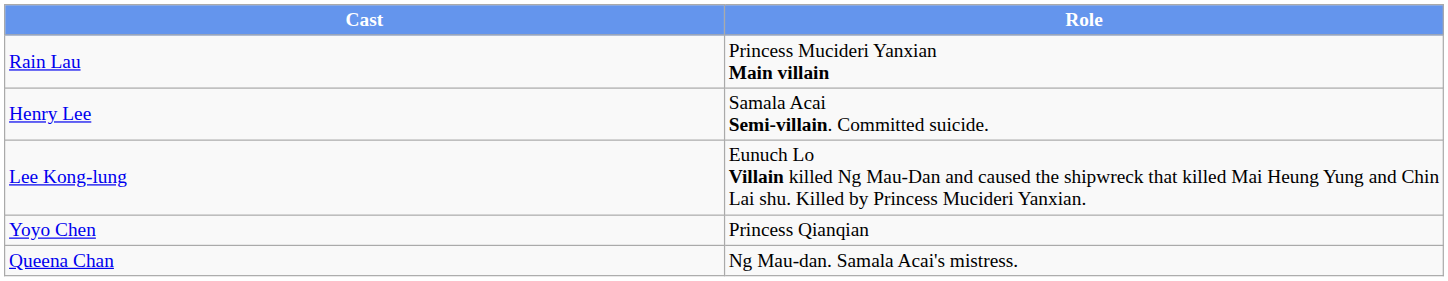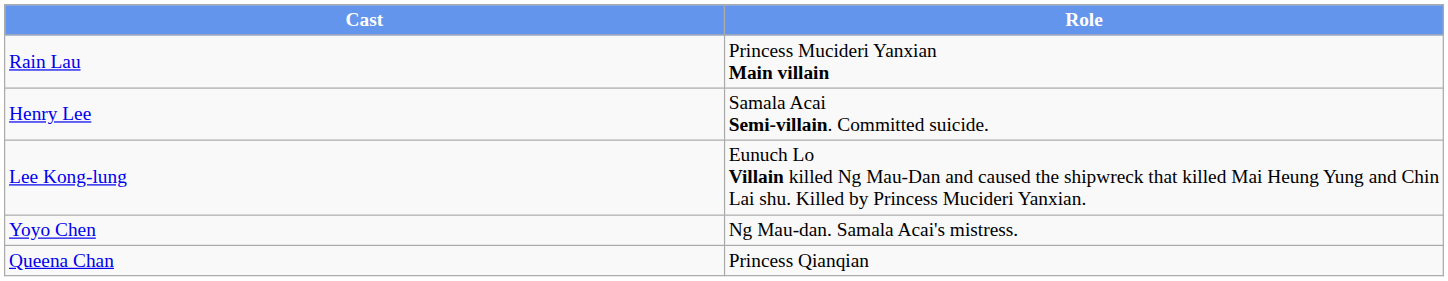(799, 229) Princess Qianqian -> (873, 229) Ng Mau-dan. Samala Acai's mistress.
(873, 260) Ng Mau-dan. Samala Acai's mistress. -> (799, 260) Princess Qianqian
